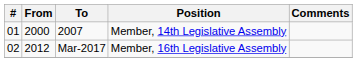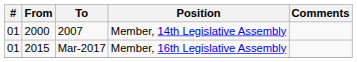(13, 48) 02 -> (13, 48) 01
(37, 48) 2012 -> (37, 48) 2015
